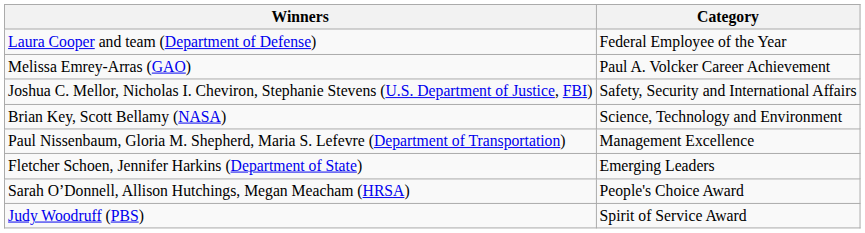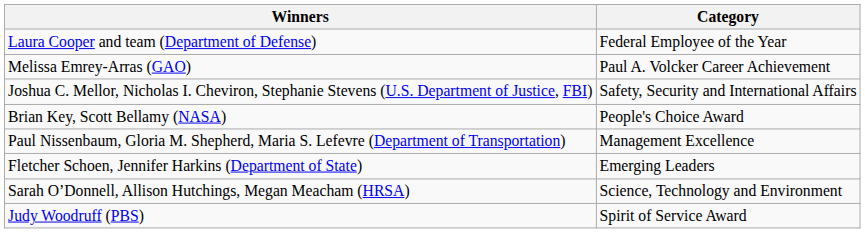(721, 116) Science, Technology and Environment -> (672, 116) People's Choice Award
(672, 191) People's Choice Award -> (721, 191) Science, Technology and Environment
